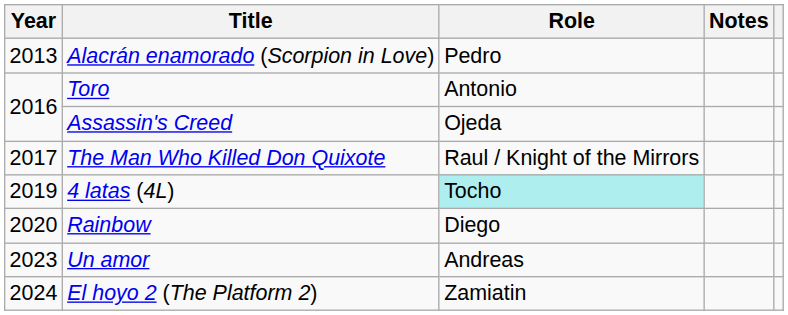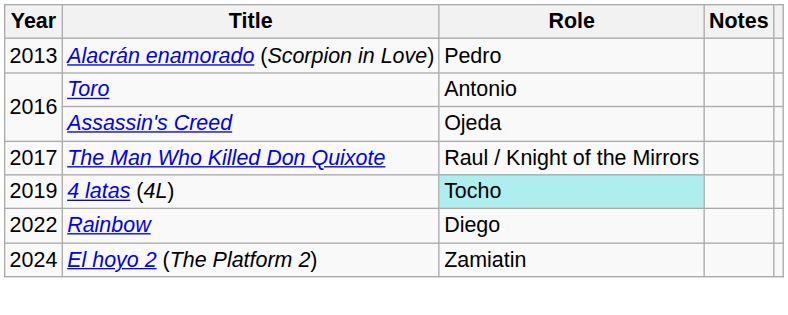(33, 225) 2020 -> (33, 225) 2022
- row: (108, 259)
